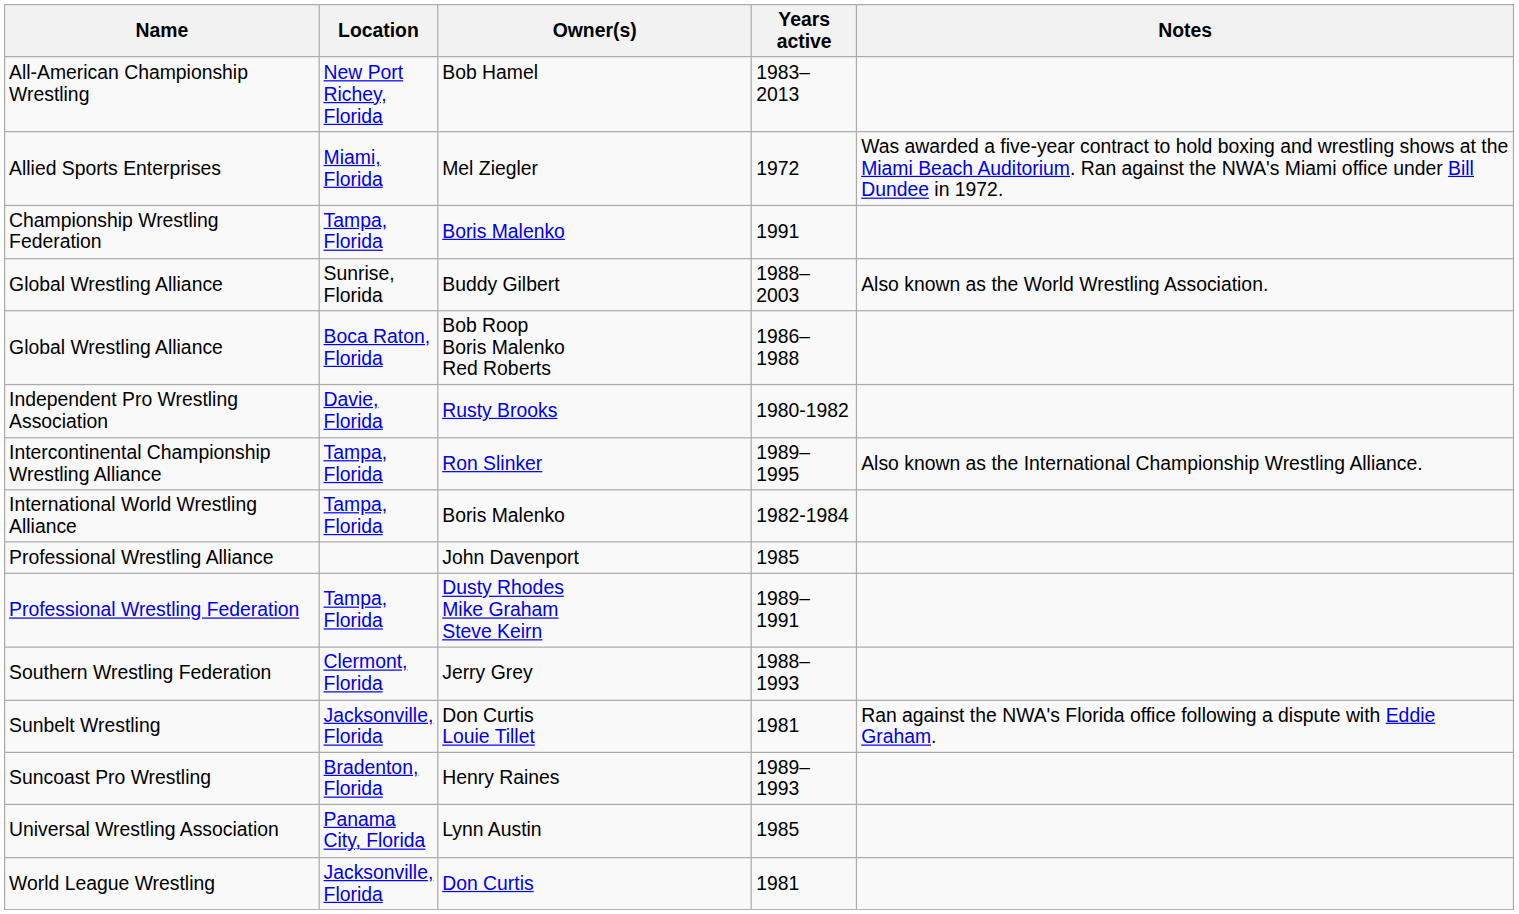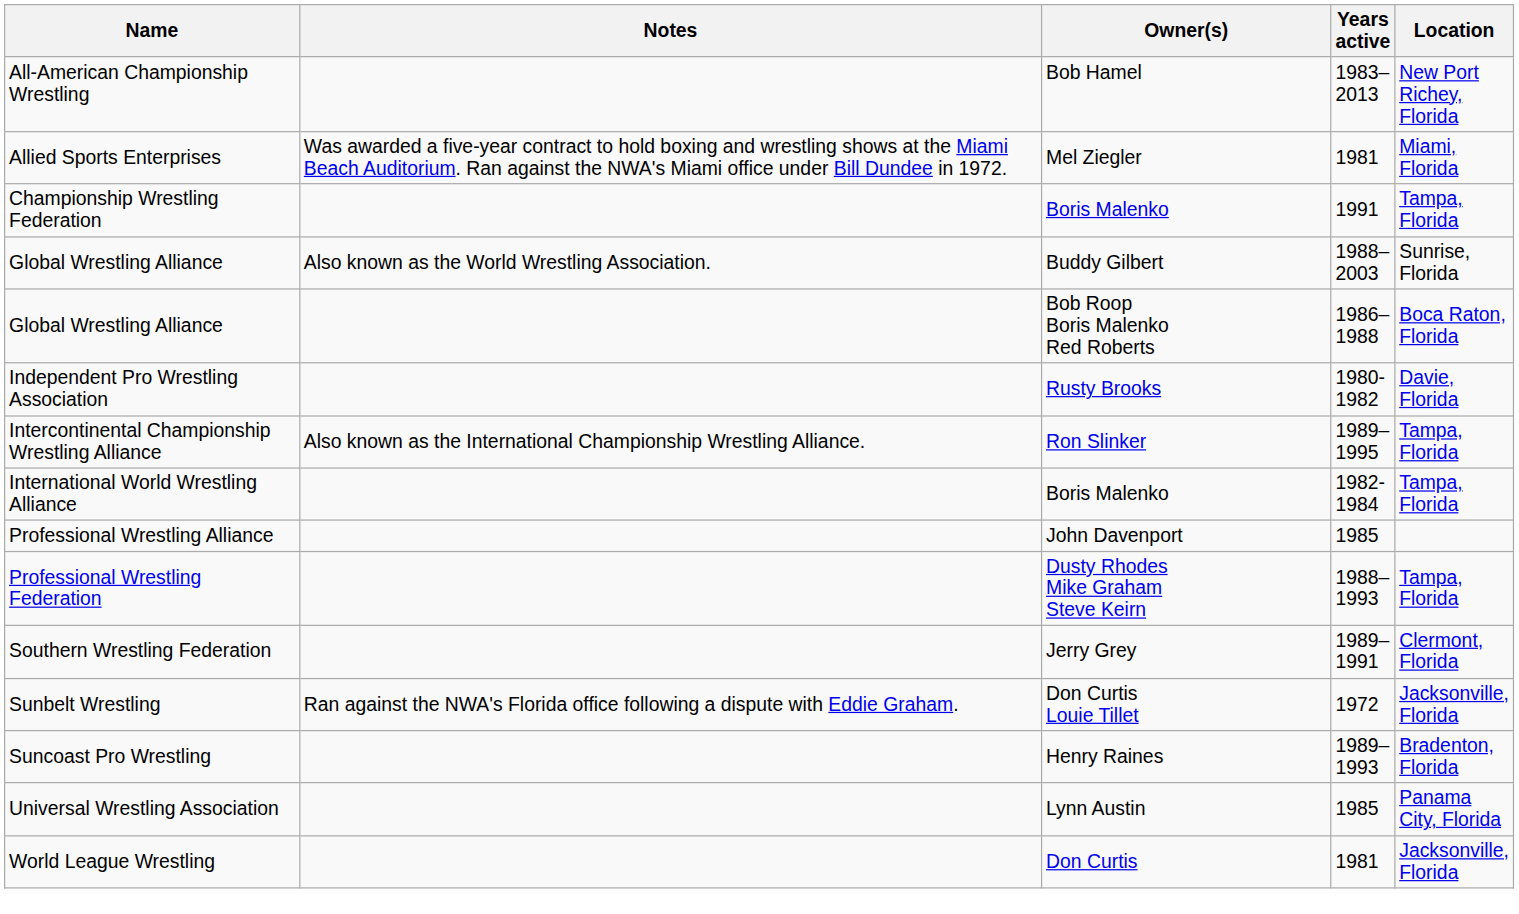columns swapped: (378, 30) <-> (1185, 30)
(778, 168) 1972 -> (1357, 157) 1981
(783, 610) 1989–1991 -> (1362, 588) 1988–1993
(783, 673) 1988–1993 -> (1362, 651) 1989–1991
(778, 725) 1981 -> (1357, 704) 1972
